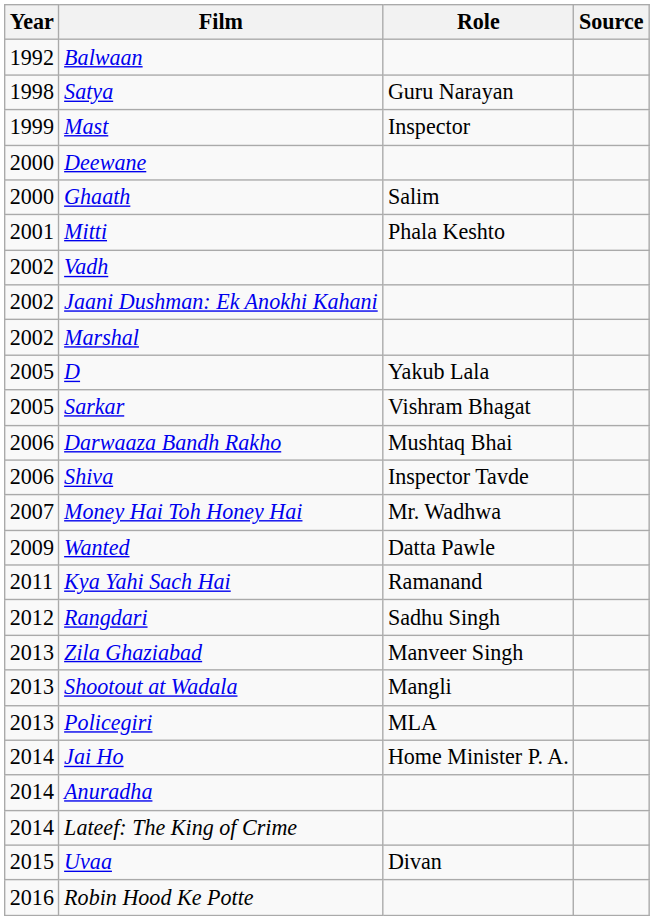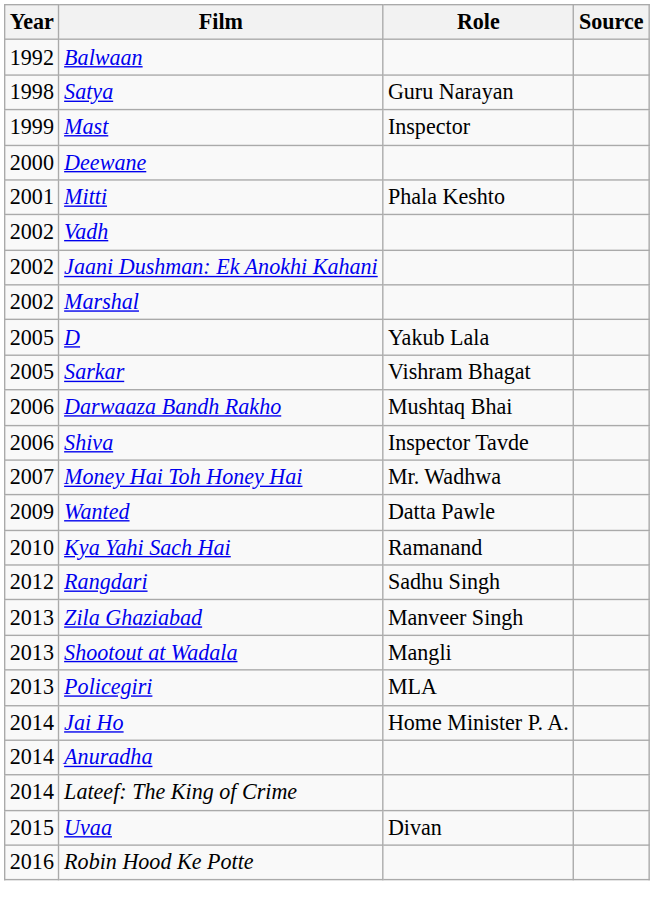- row: (97, 197)
(31, 582) 2011 -> (32, 547) 2010
